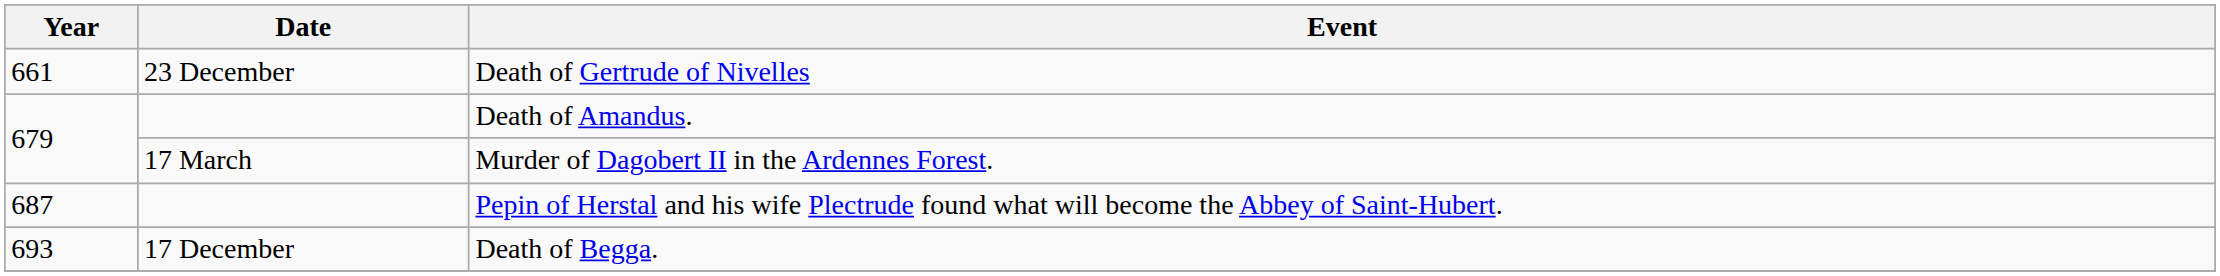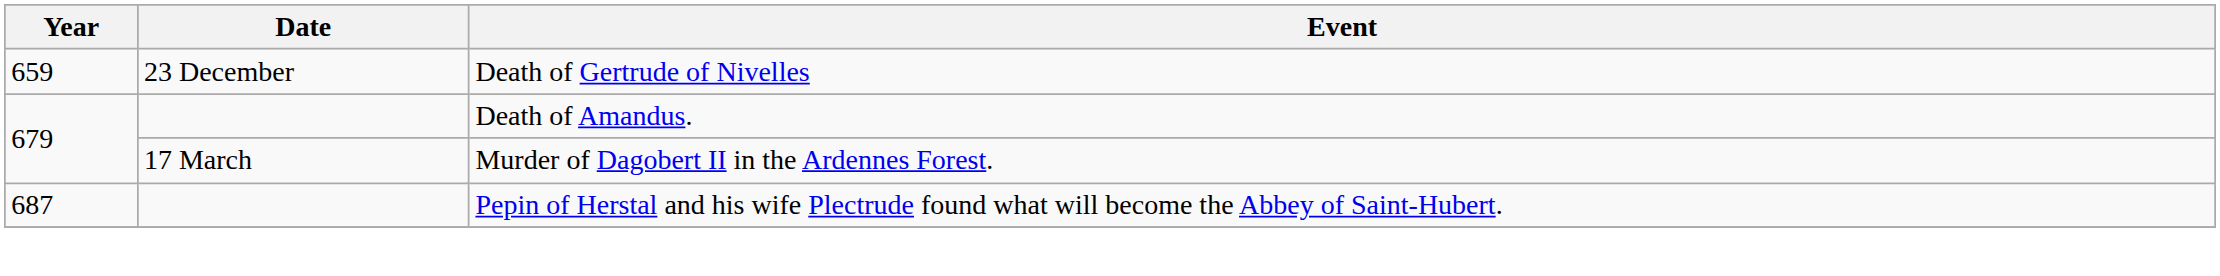(32, 71) 661 -> (32, 71) 659
- row: (567, 248)
